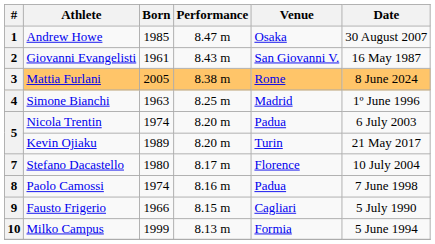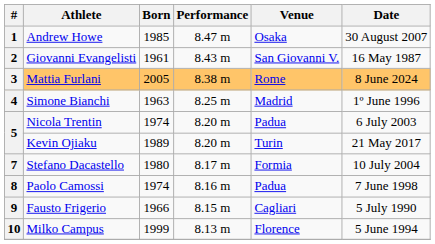(277, 165) Florence -> (273, 165) Formia
(273, 229) Formia -> (277, 229) Florence
